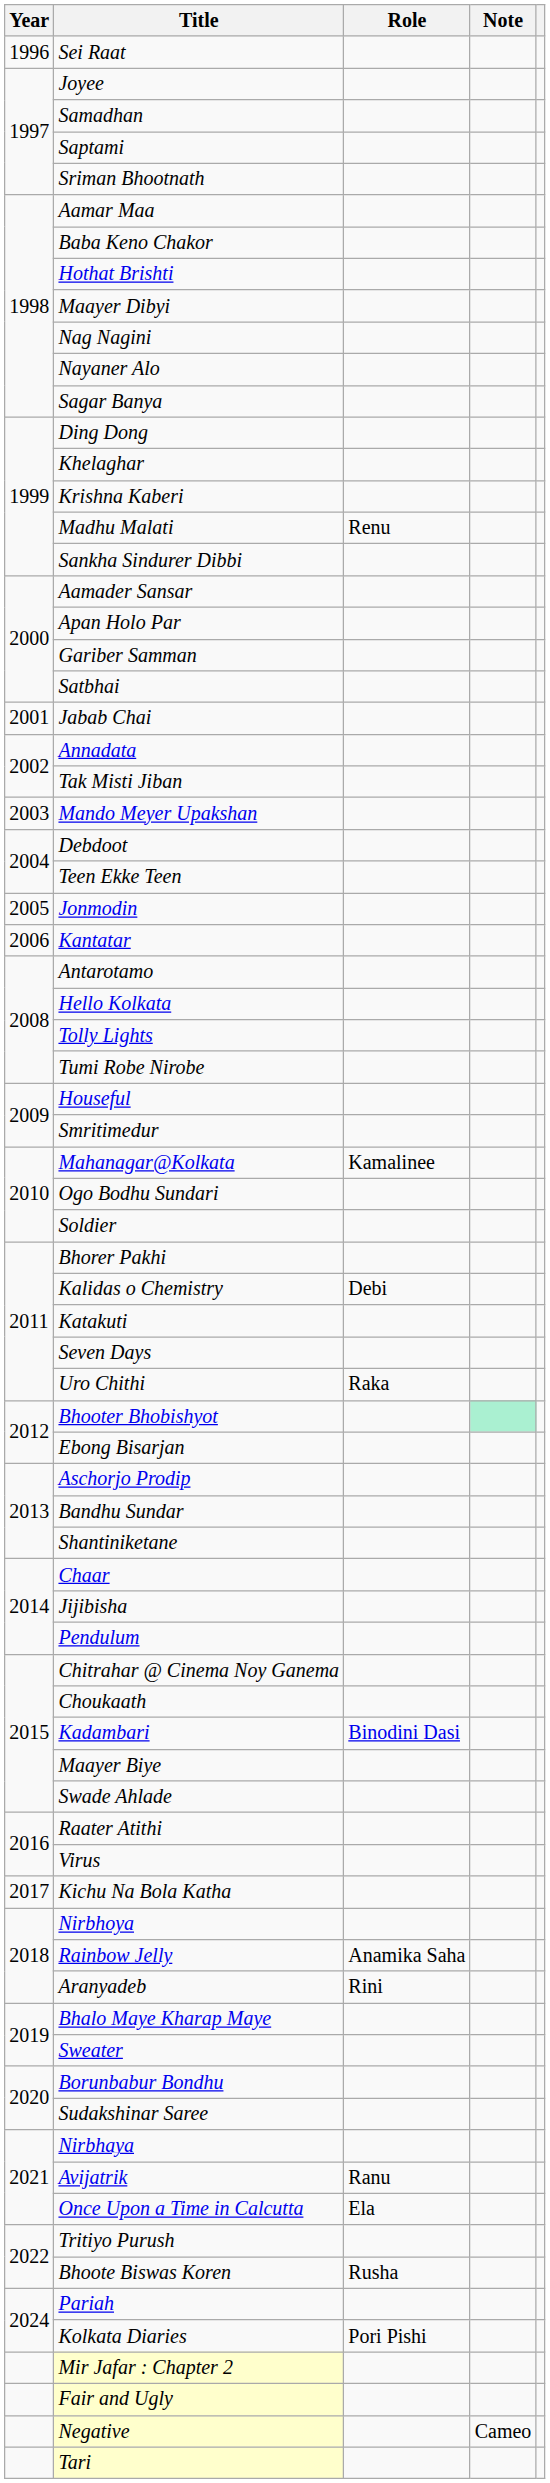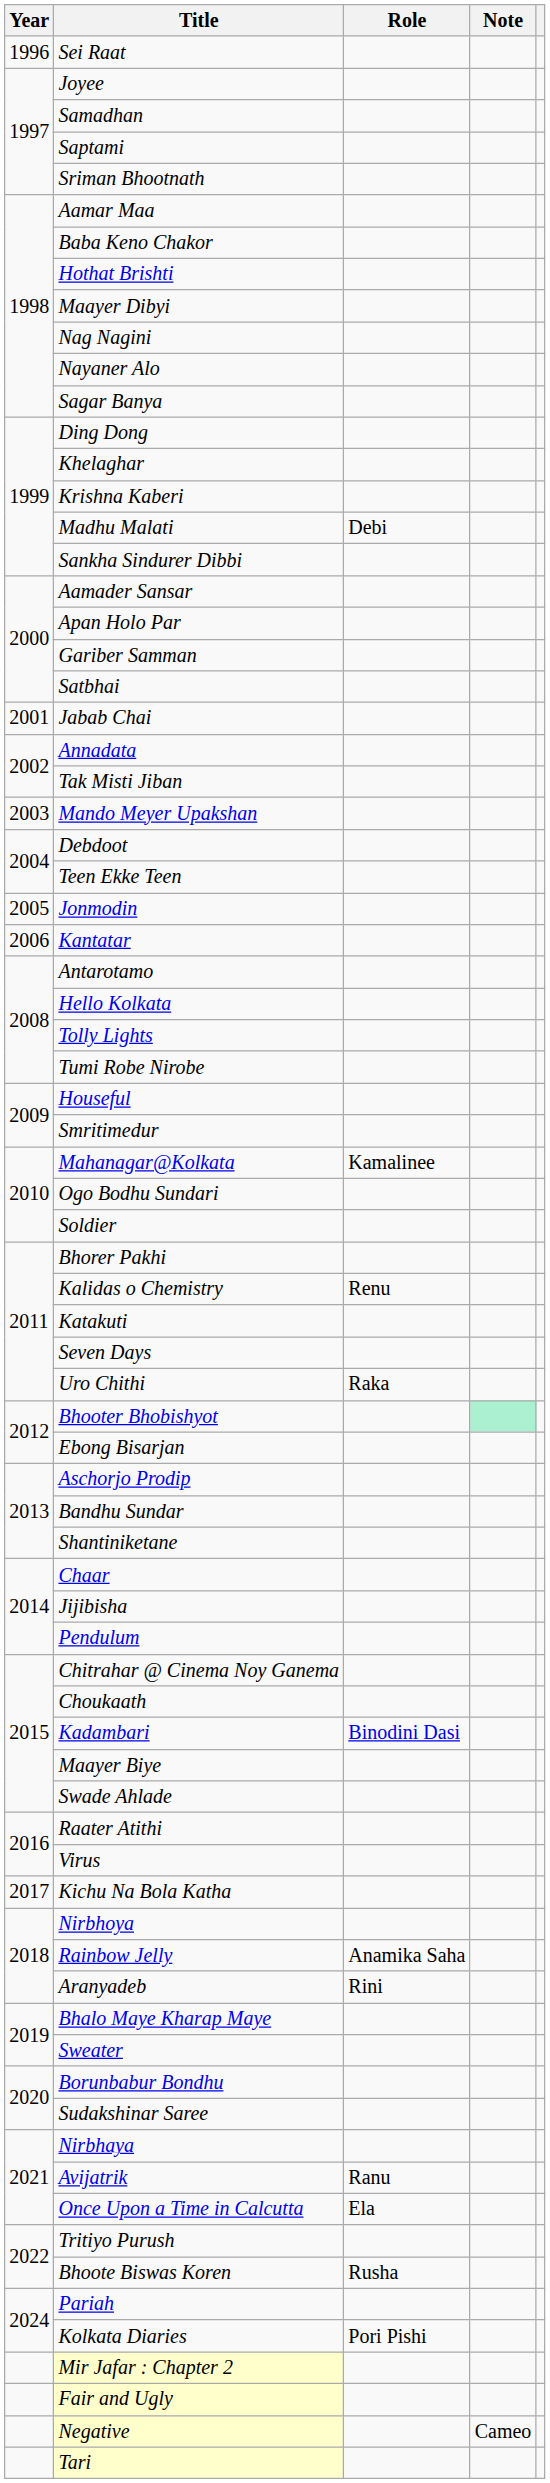(369, 527) Renu -> (368, 527) Debi
(368, 1289) Debi -> (369, 1289) Renu
